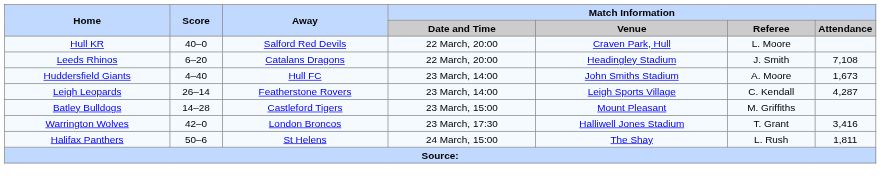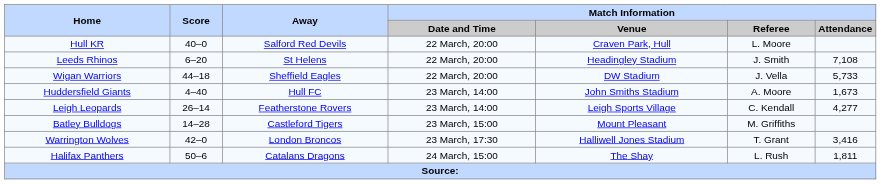(305, 60) Catalans Dragons -> (305, 60) St Helens
+ row: (87, 76)
(845, 92) 4,287 -> (845, 108) 4,277
(305, 139) St Helens -> (305, 155) Catalans Dragons
